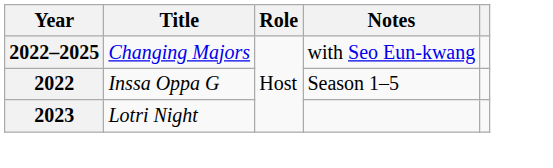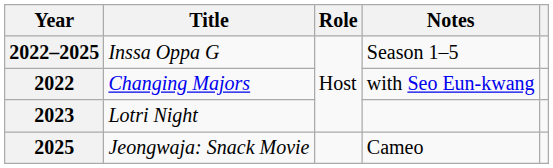(179, 52) Changing Majors -> (164, 52) Inssa Oppa G
(391, 52) with Seo Eun-kwang -> (413, 52) Season 1–5
(164, 83) Inssa Oppa G -> (179, 83) Changing Majors
(353, 83) Season 1–5 -> (451, 83) with Seo Eun-kwang
+ row: (54, 147)
